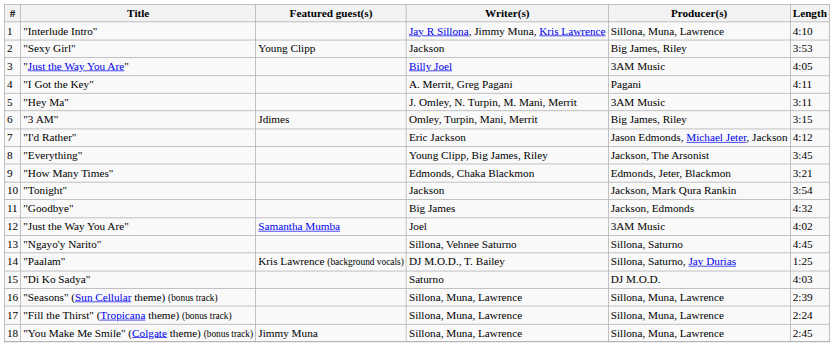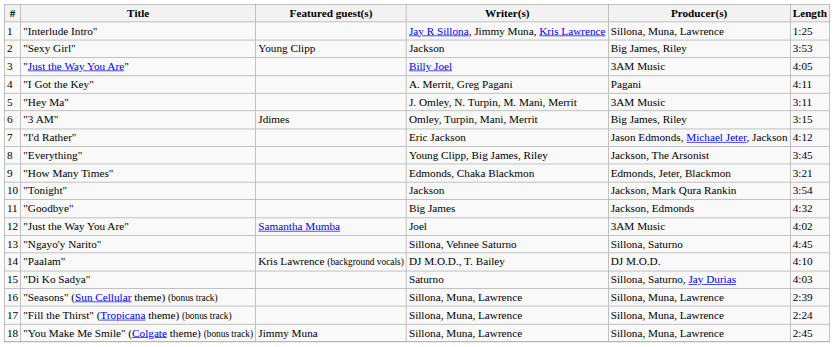(803, 31) 4:10 -> (803, 31) 1:25
(673, 262) Sillona, Saturno, Jay Durias -> (636, 262) DJ M.O.D.
(803, 262) 1:25 -> (803, 262) 4:10
(636, 279) DJ M.O.D. -> (673, 279) Sillona, Saturno, Jay Durias
